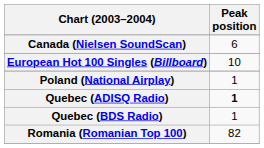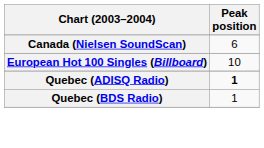- row: (107, 80)
- row: (107, 134)
